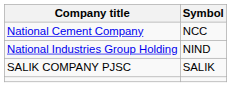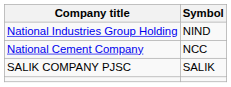rows swapped: (75, 31) <-> (92, 49)
